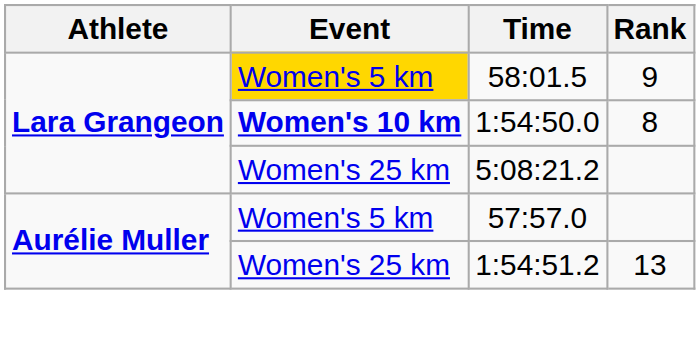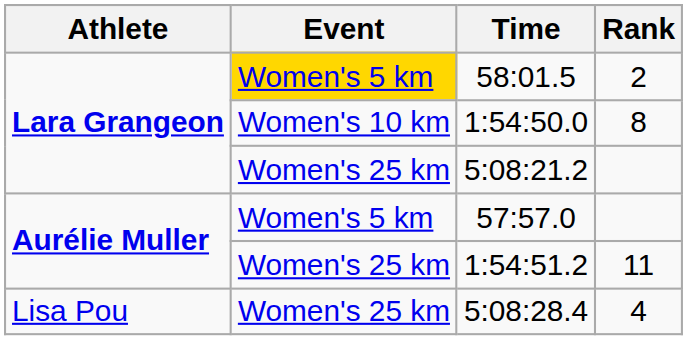(650, 76) 9 -> (639, 76) 2
(350, 123) bold -> (344, 123) normal
(650, 264) 13 -> (639, 264) 11
+ row: (526, 312)
